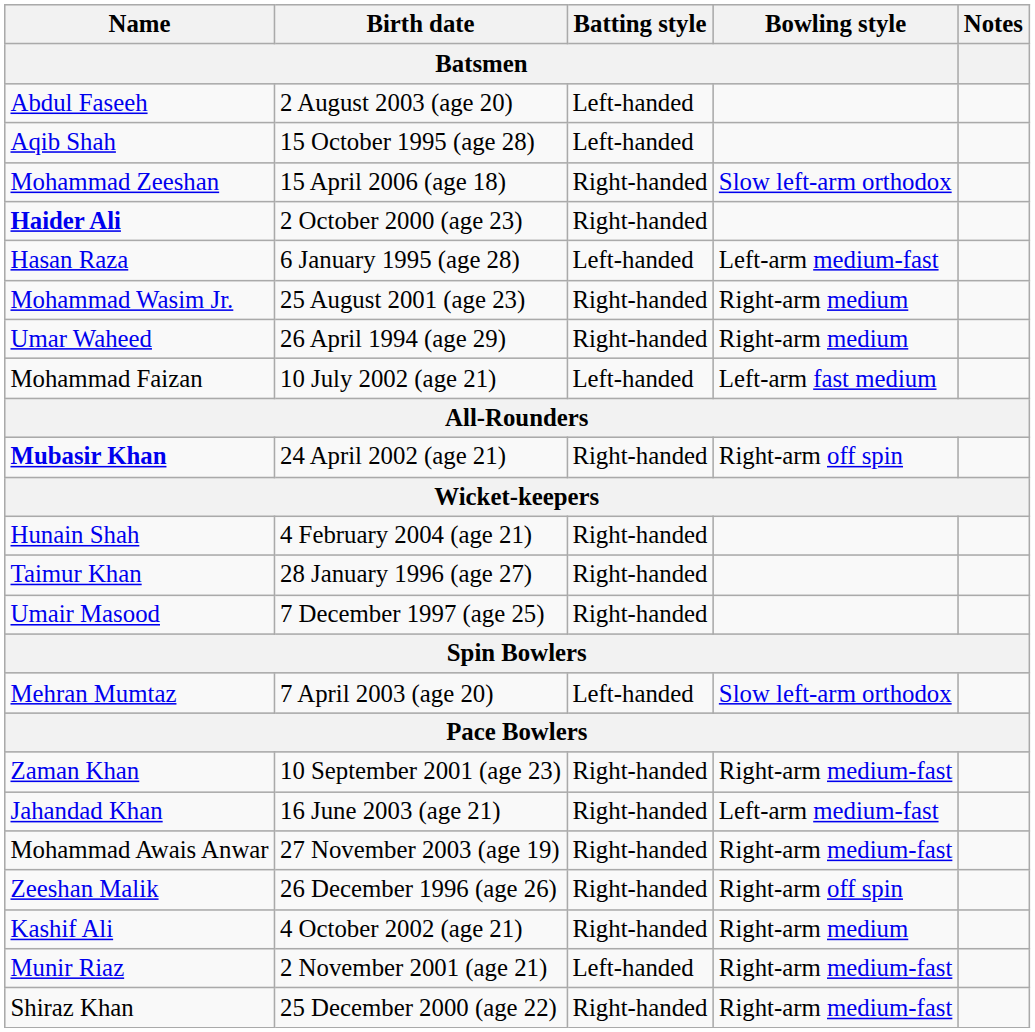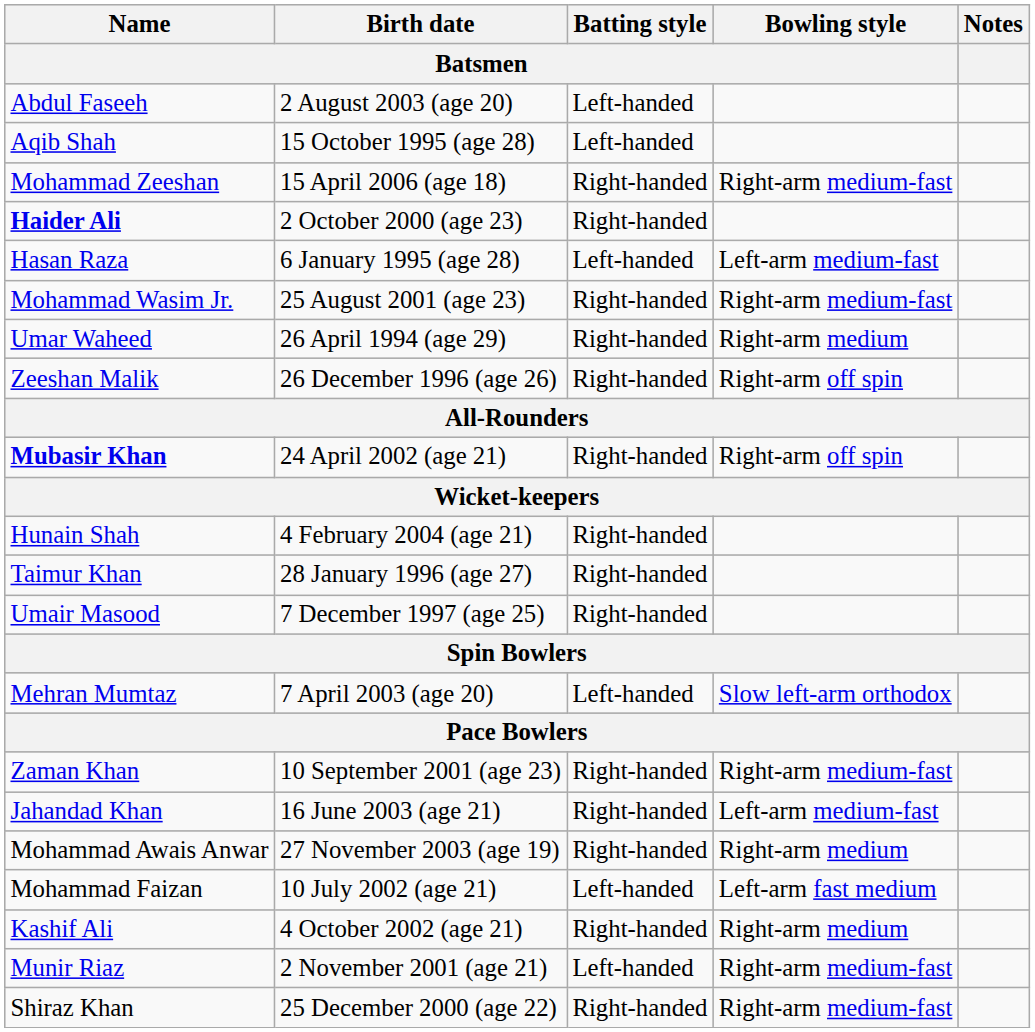(835, 181) Slow left-arm orthodox -> (836, 181) Right-arm medium-fast
(814, 299) Right-arm medium -> (836, 299) Right-arm medium-fast
rows swapped: (85, 889) <-> (107, 378)
(836, 850) Right-arm medium-fast -> (814, 850) Right-arm medium
